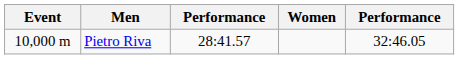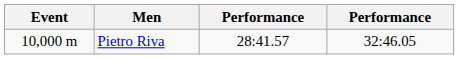- column: (312, 17)
